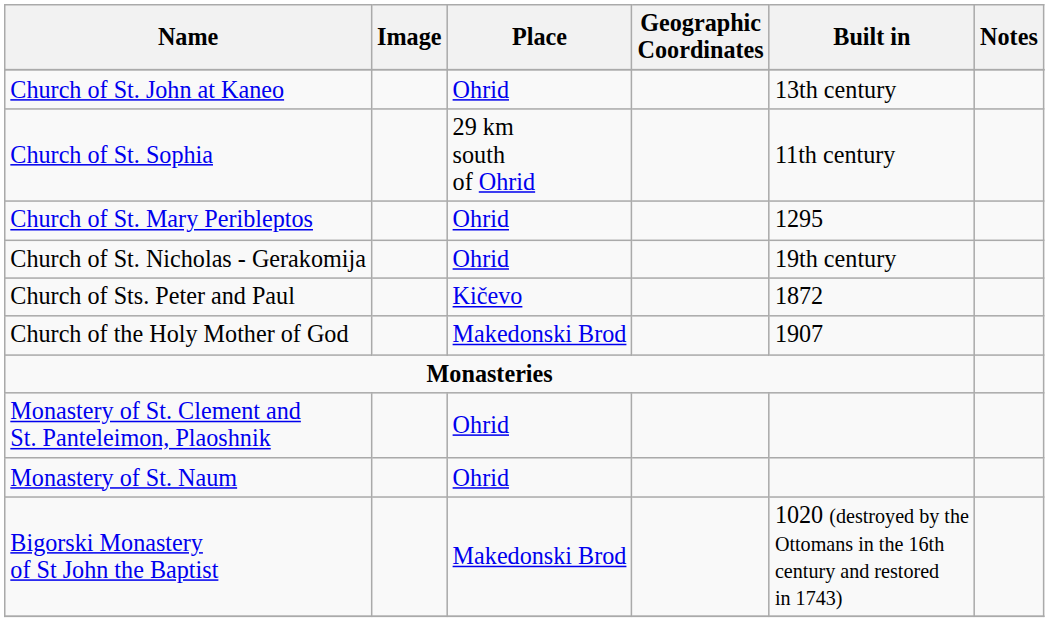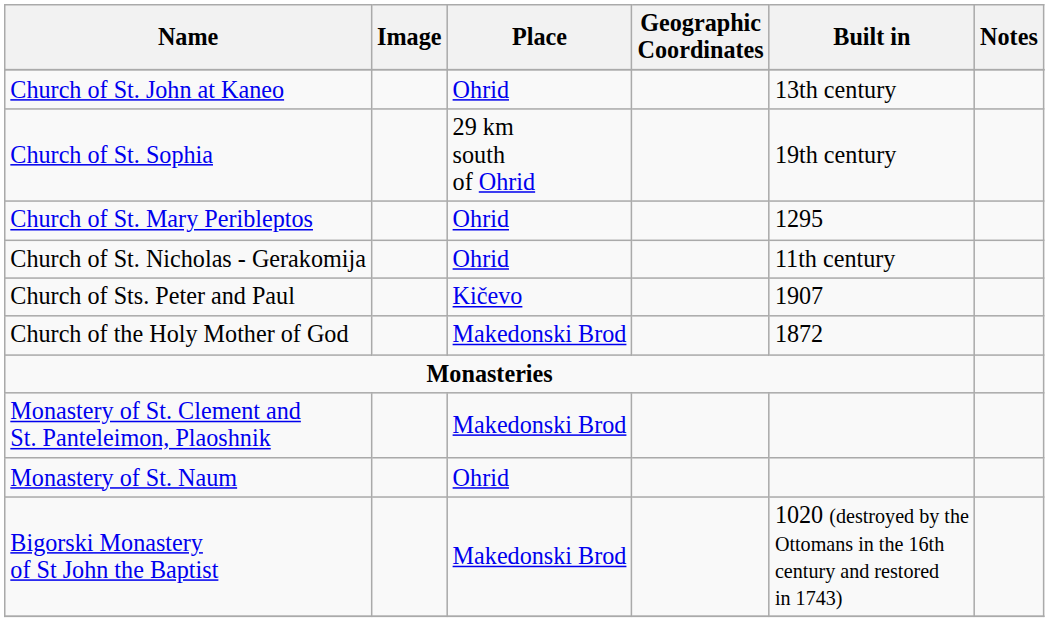(835, 154) 11th century -> (836, 154) 19th century
(836, 258) 19th century -> (835, 258) 11th century
(799, 296) 1872 -> (799, 296) 1907
(799, 335) 1907 -> (799, 335) 1872
(481, 425) Ohrid -> (540, 425) Makedonski Brod
